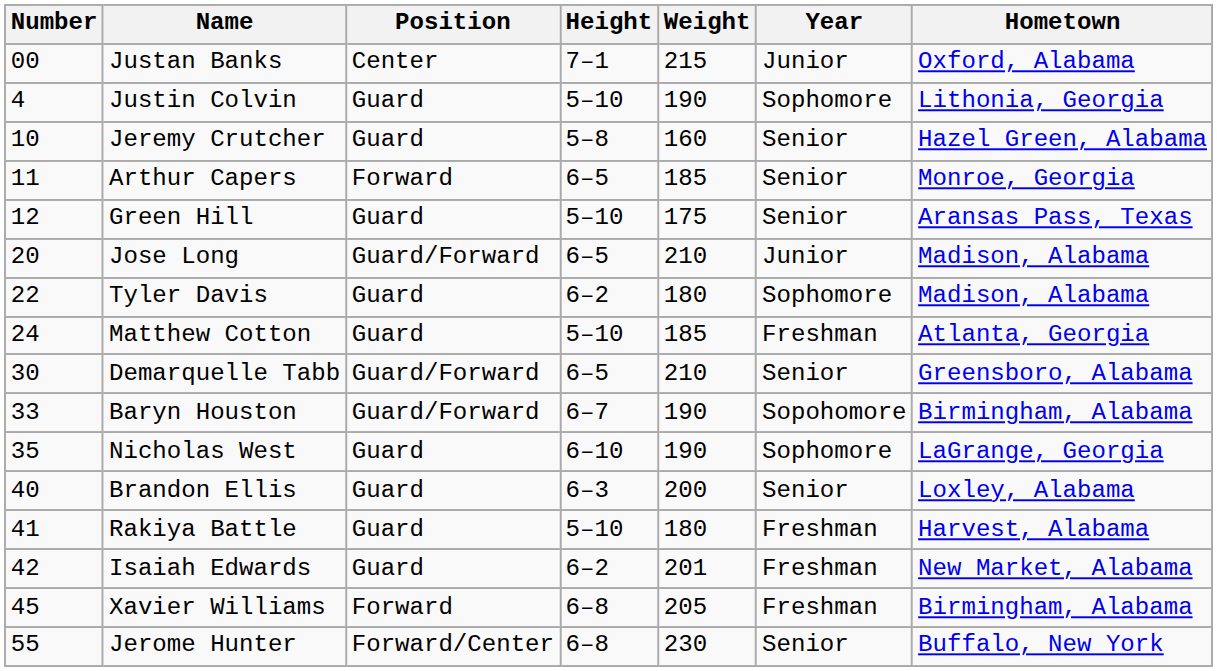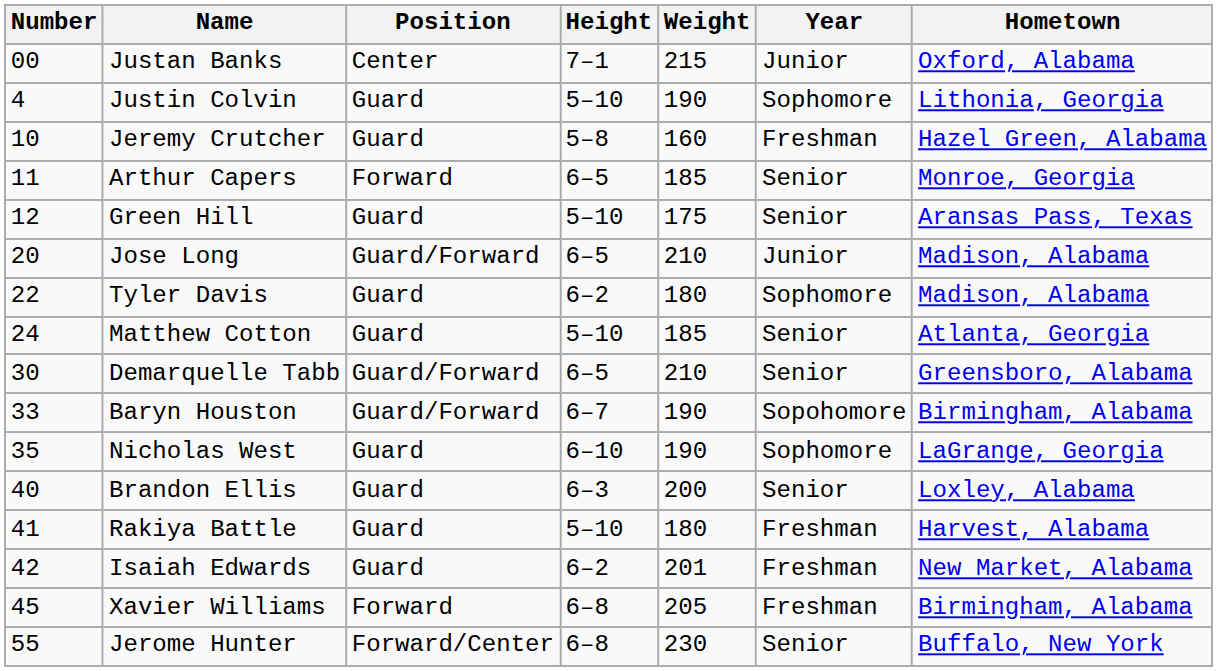(805, 141) Senior -> (820, 141) Freshman
(820, 336) Freshman -> (805, 336) Senior
